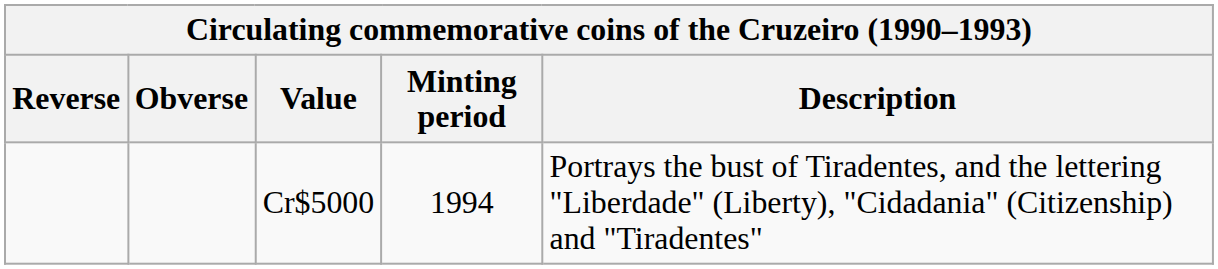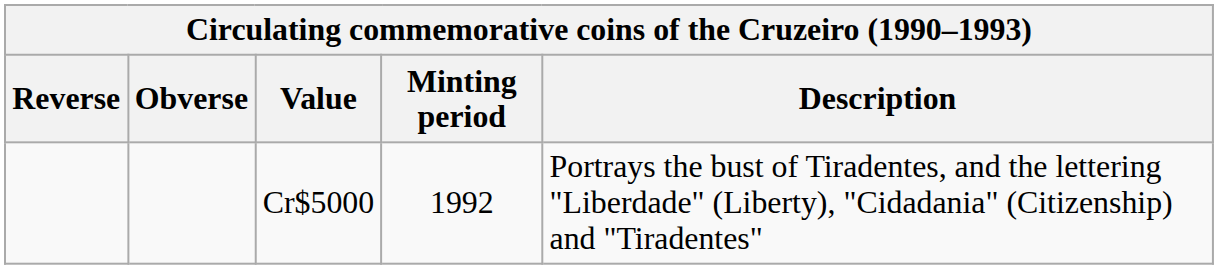(462, 202) 1994 -> (462, 202) 1992
